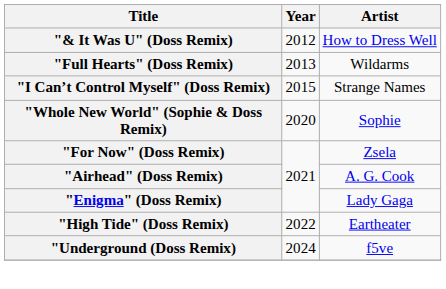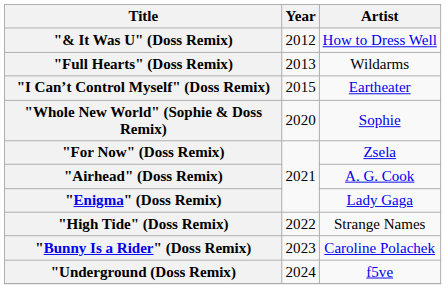(380, 87) Strange Names -> (380, 87) Eartheater
(380, 224) Eartheater -> (380, 224) Strange Names
+ row: (143, 248)
